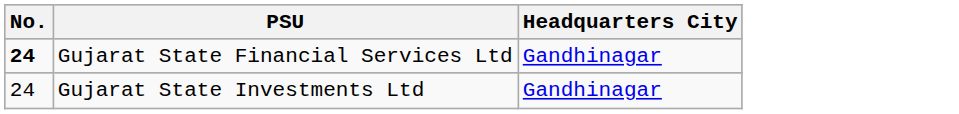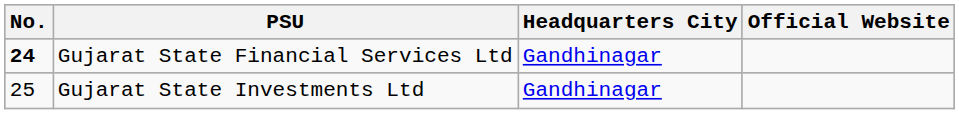+ column: (849, 22)
(22, 91) 24 -> (22, 91) 25
